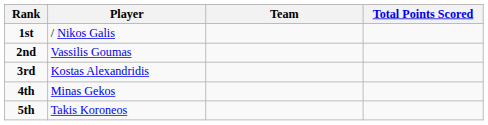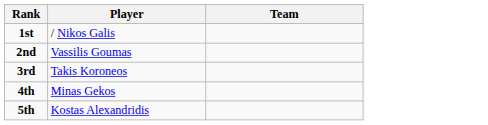- column: (423, 14)
(100, 71) Kostas Alexandridis -> (89, 71) Takis Koroneos
(89, 110) Takis Koroneos -> (100, 110) Kostas Alexandridis
